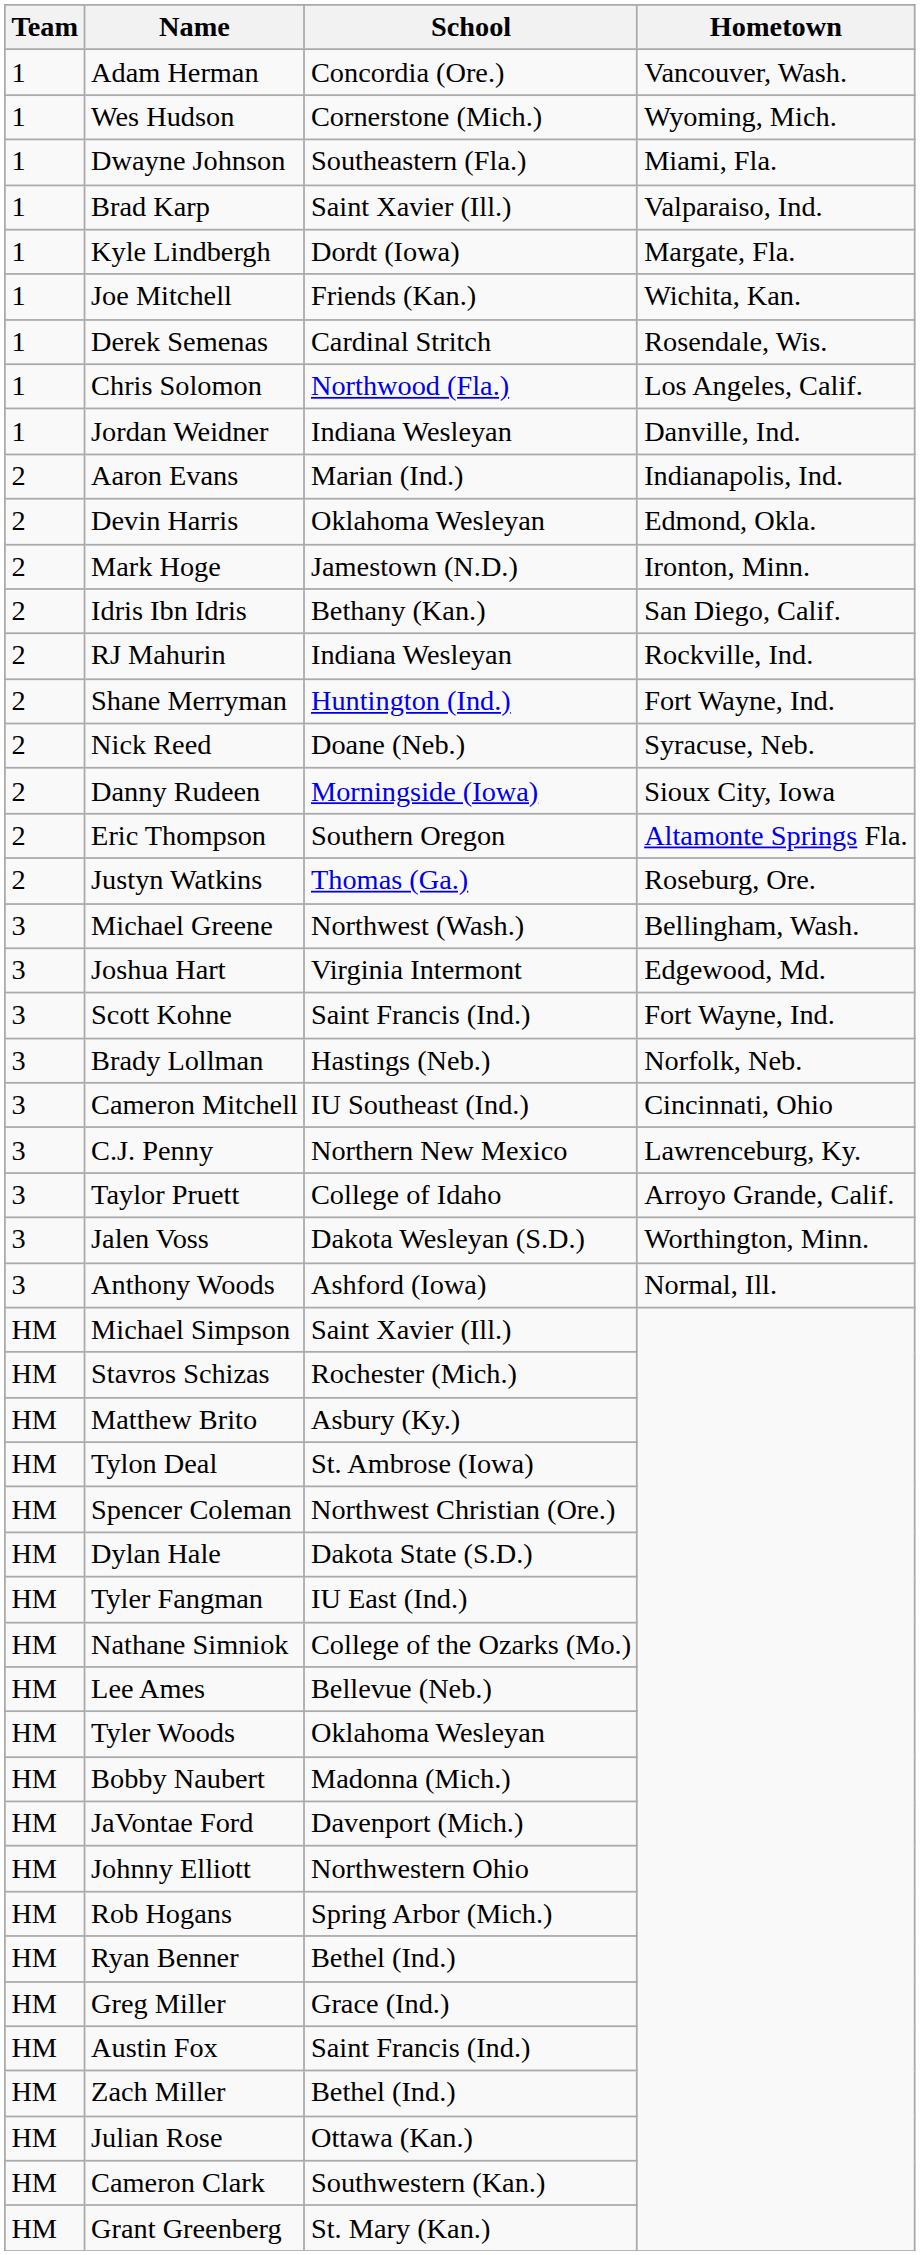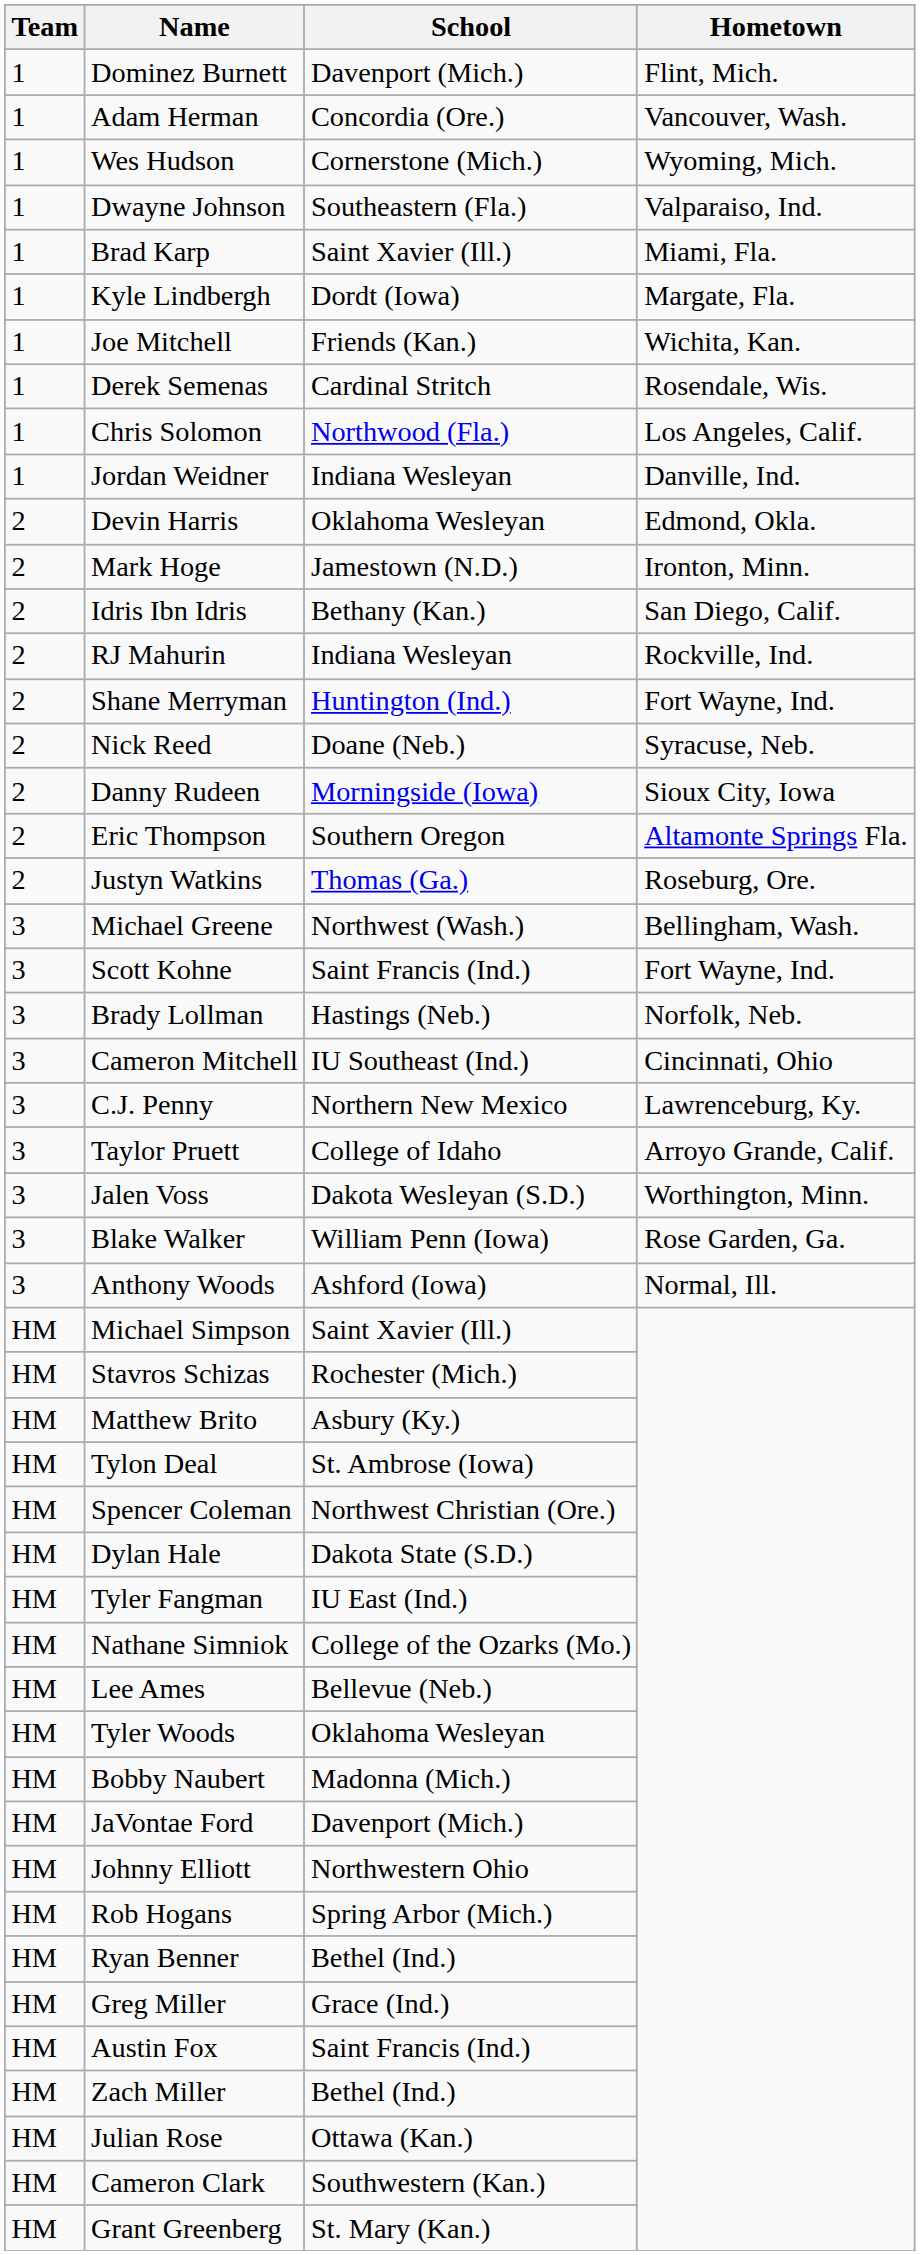+ row: (189, 71)
(711, 161) Miami, Fla. -> (733, 206) Valparaiso, Ind.
(733, 206) Valparaiso, Ind. -> (711, 251) Miami, Fla.
- row: (165, 476)
- row: (158, 970)
+ row: (168, 1239)
